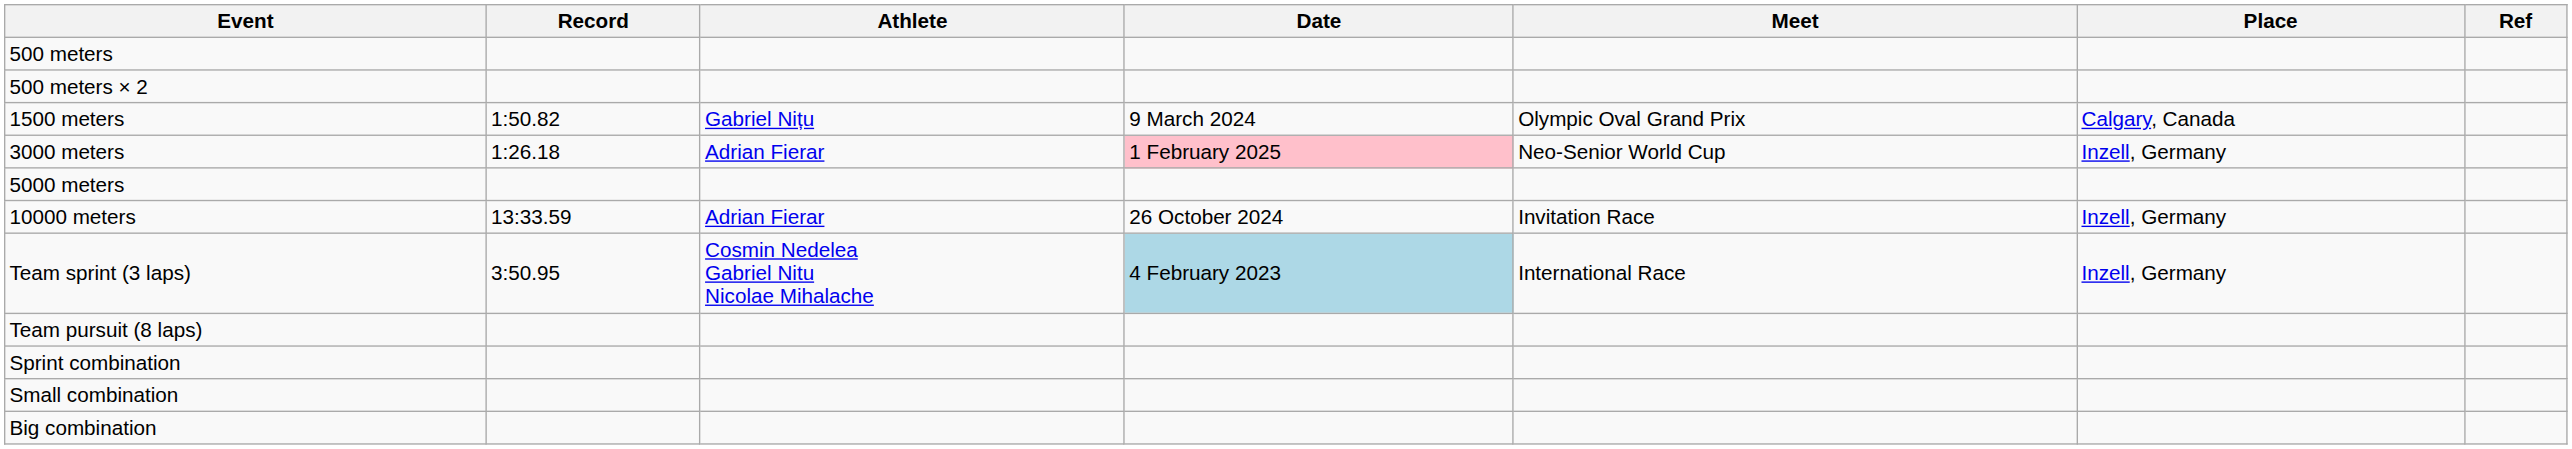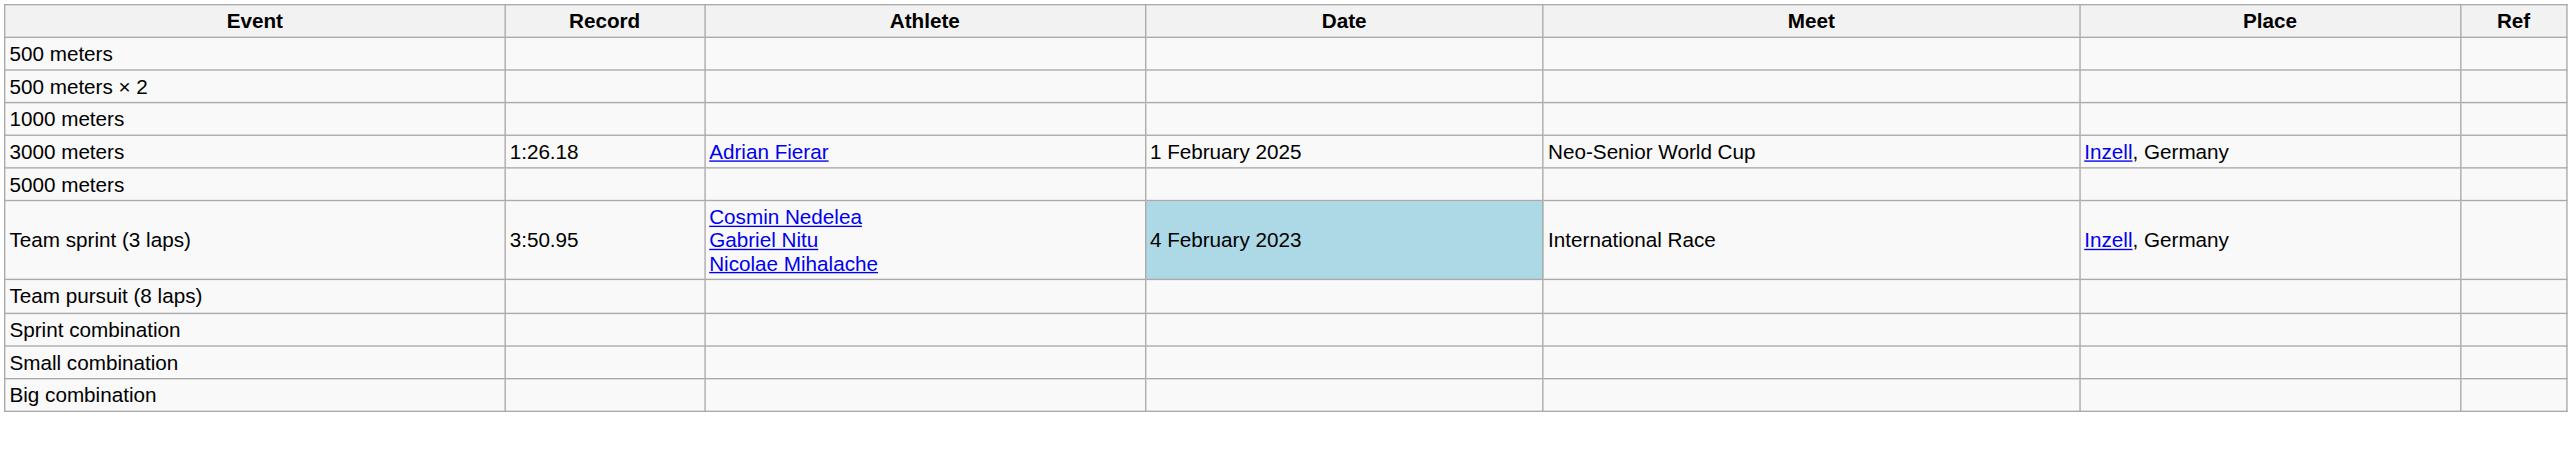+ row: (67, 119)
- row: (67, 119)
(1205, 152) pink background -> (1226, 152) no background
- row: (73, 218)
